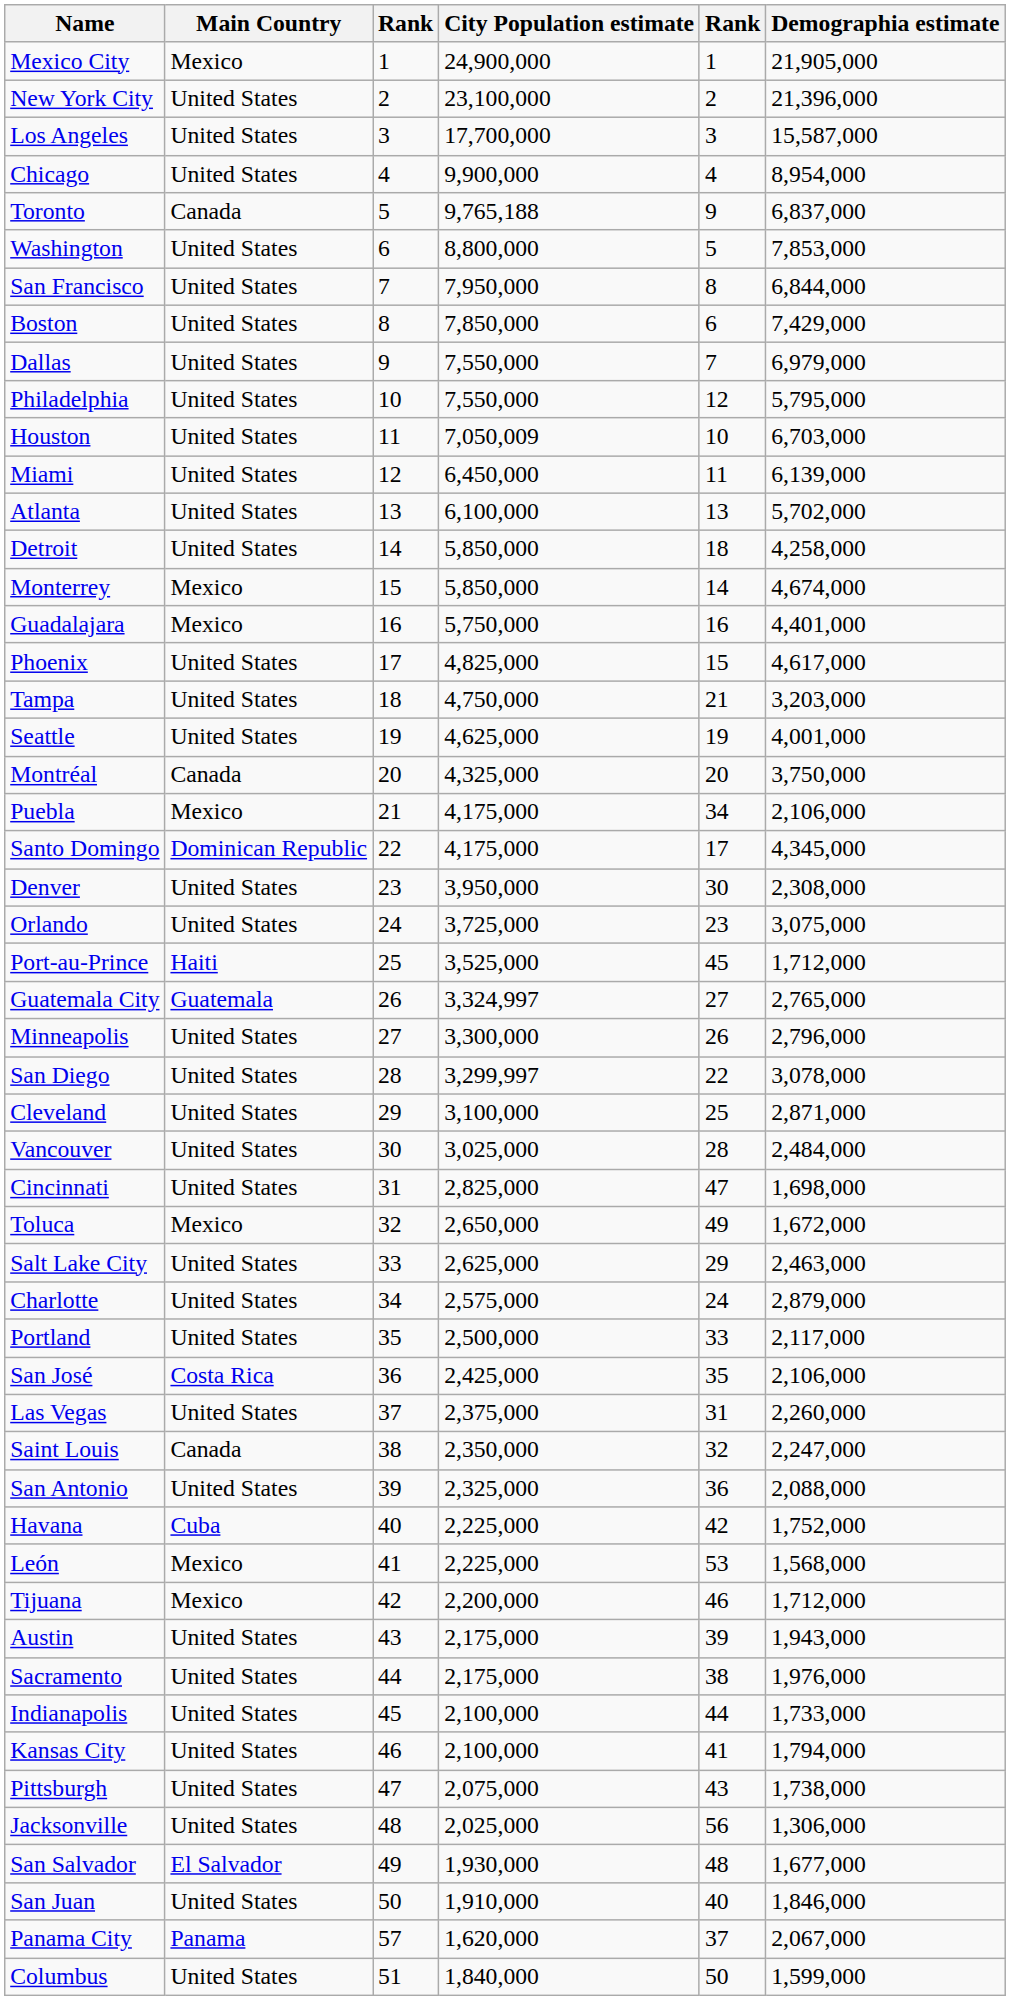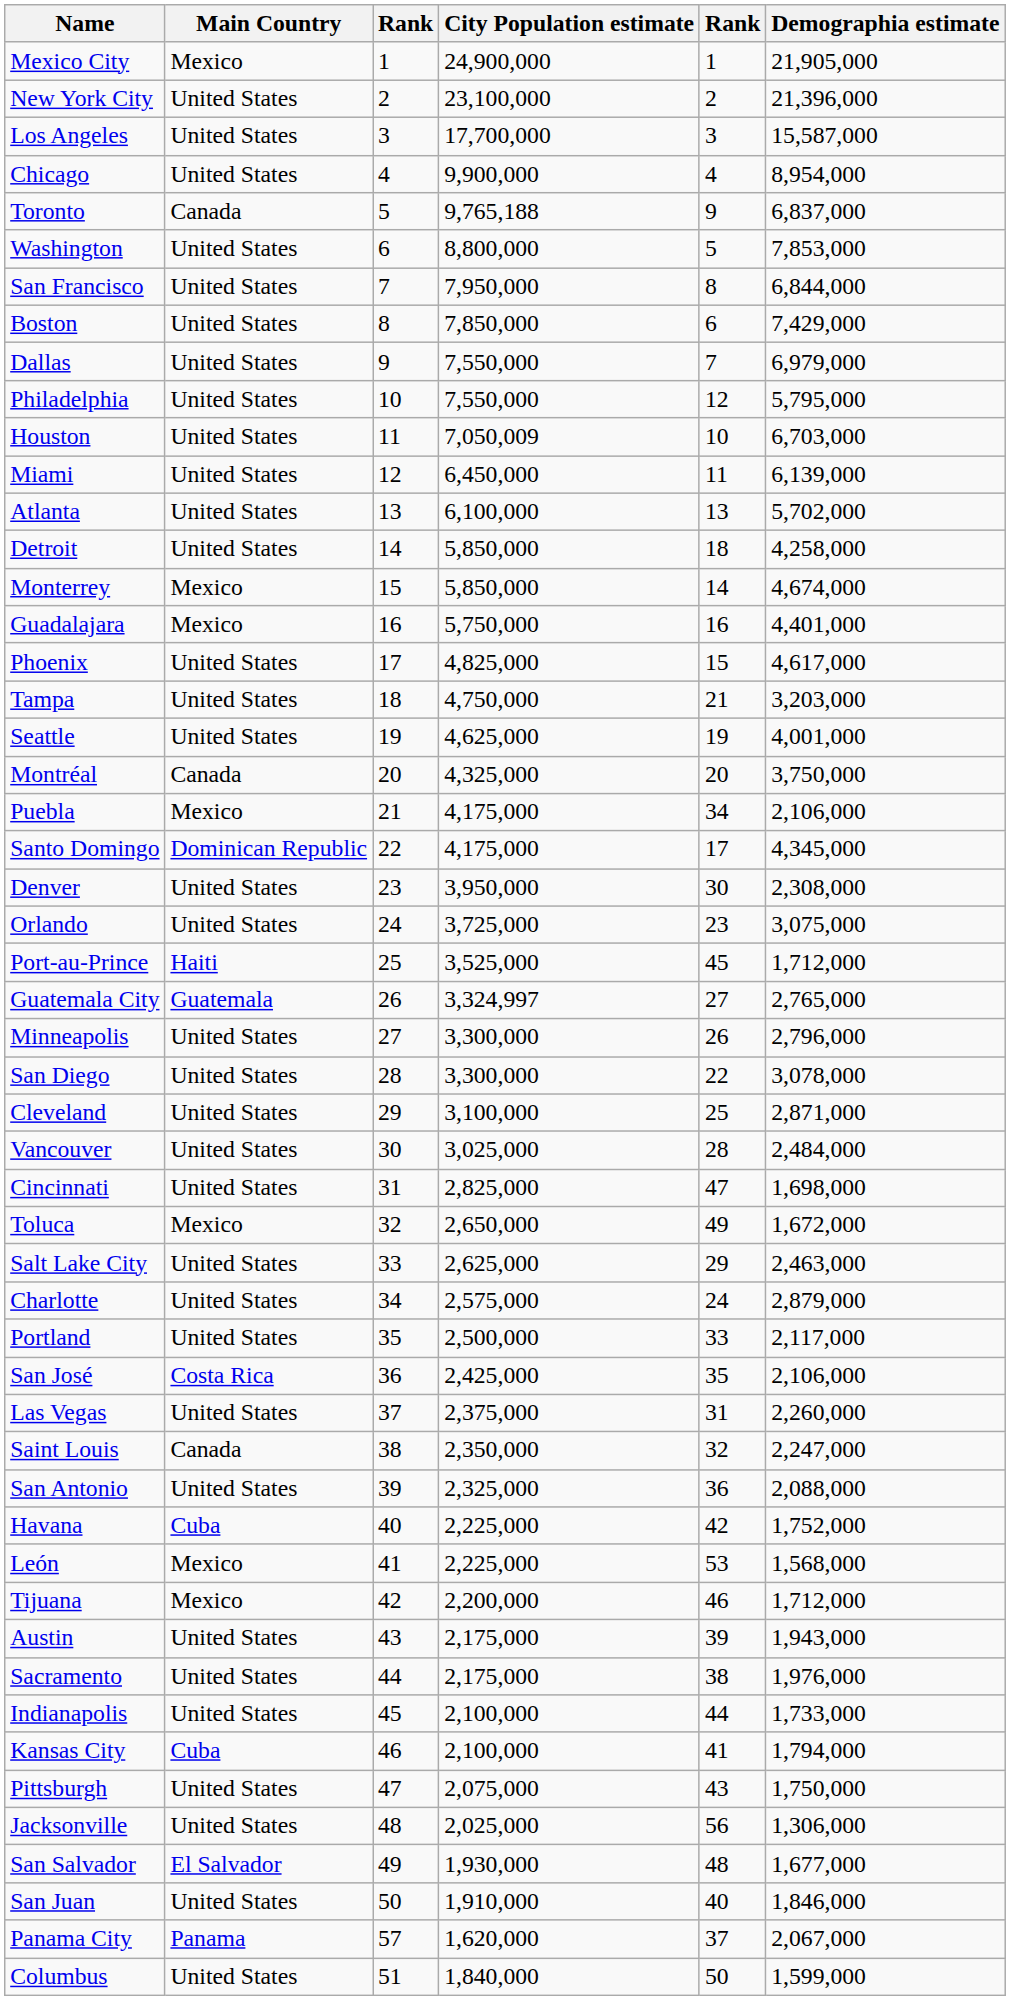(492, 1074) 3,299,997 -> (492, 1074) 3,300,000
(234, 1750) United States -> (195, 1750) Cuba
(819, 1788) 1,738,000 -> (819, 1788) 1,750,000
